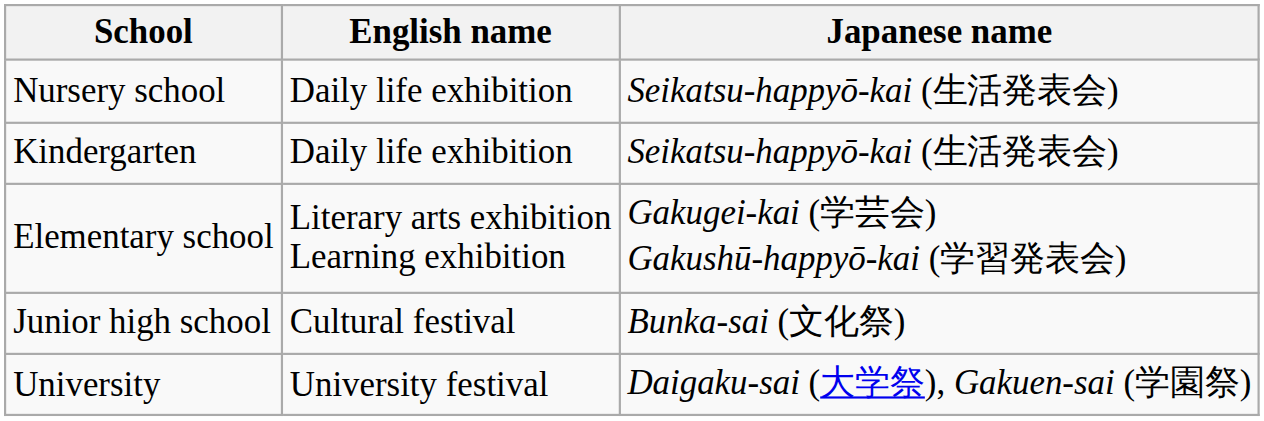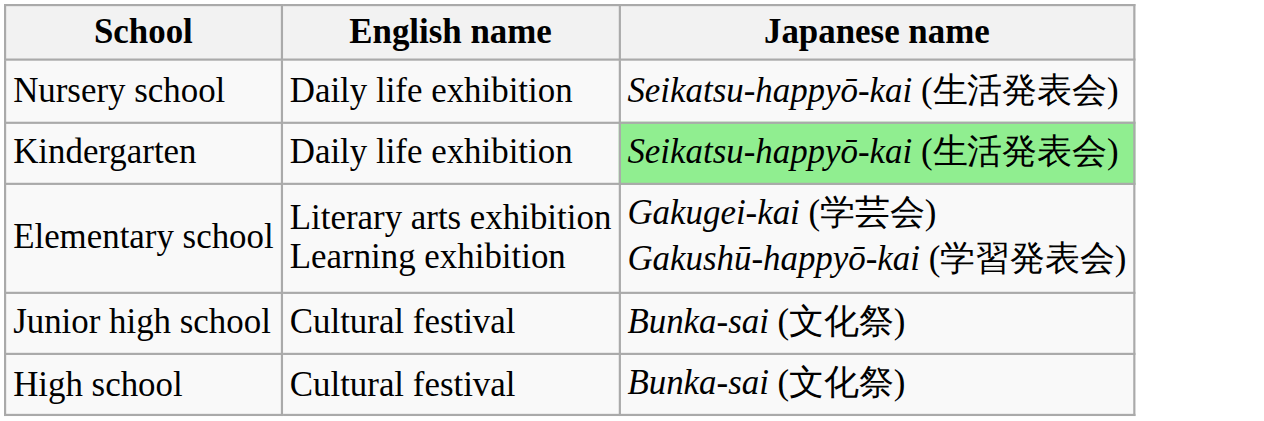(873, 151) no background -> (873, 151) lightgreen background
+ row: (98, 383)
- row: (87, 383)
